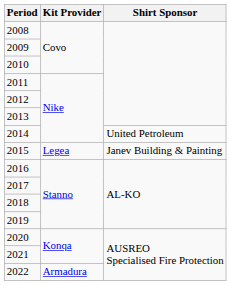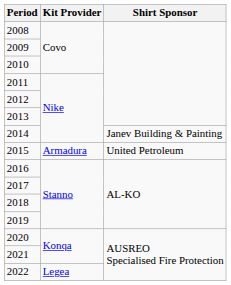(145, 133) United Petroleum -> (164, 133) Janev Building & Painting
(56, 151) Legea -> (65, 151) Armadura
(164, 151) Janev Building & Painting -> (145, 151) United Petroleum
(65, 271) Armadura -> (56, 271) Legea
